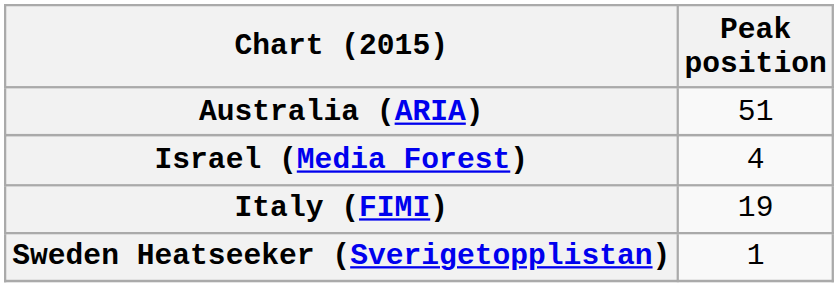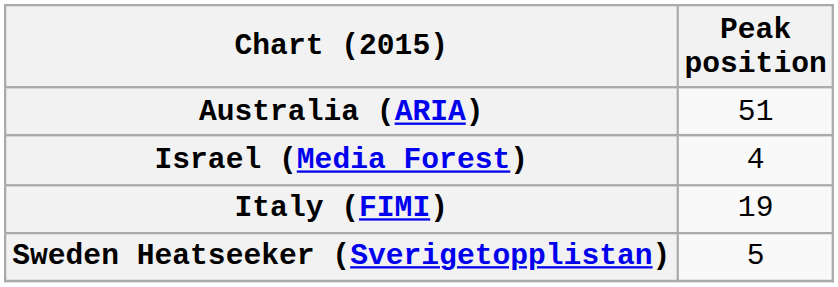(756, 257) 1 -> (756, 257) 5
